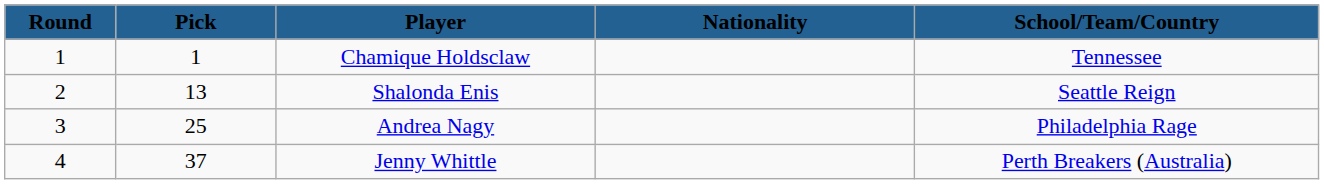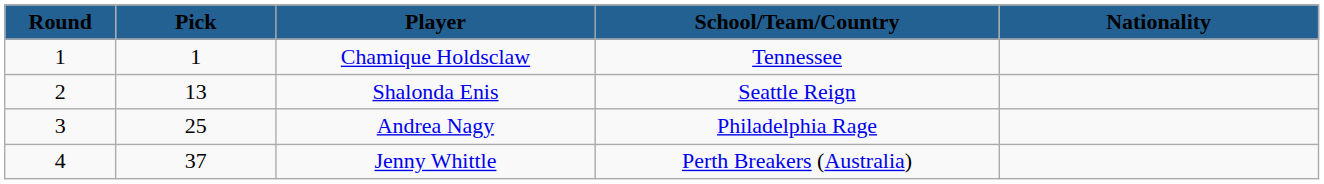columns swapped: (755, 21) <-> (1117, 21)
